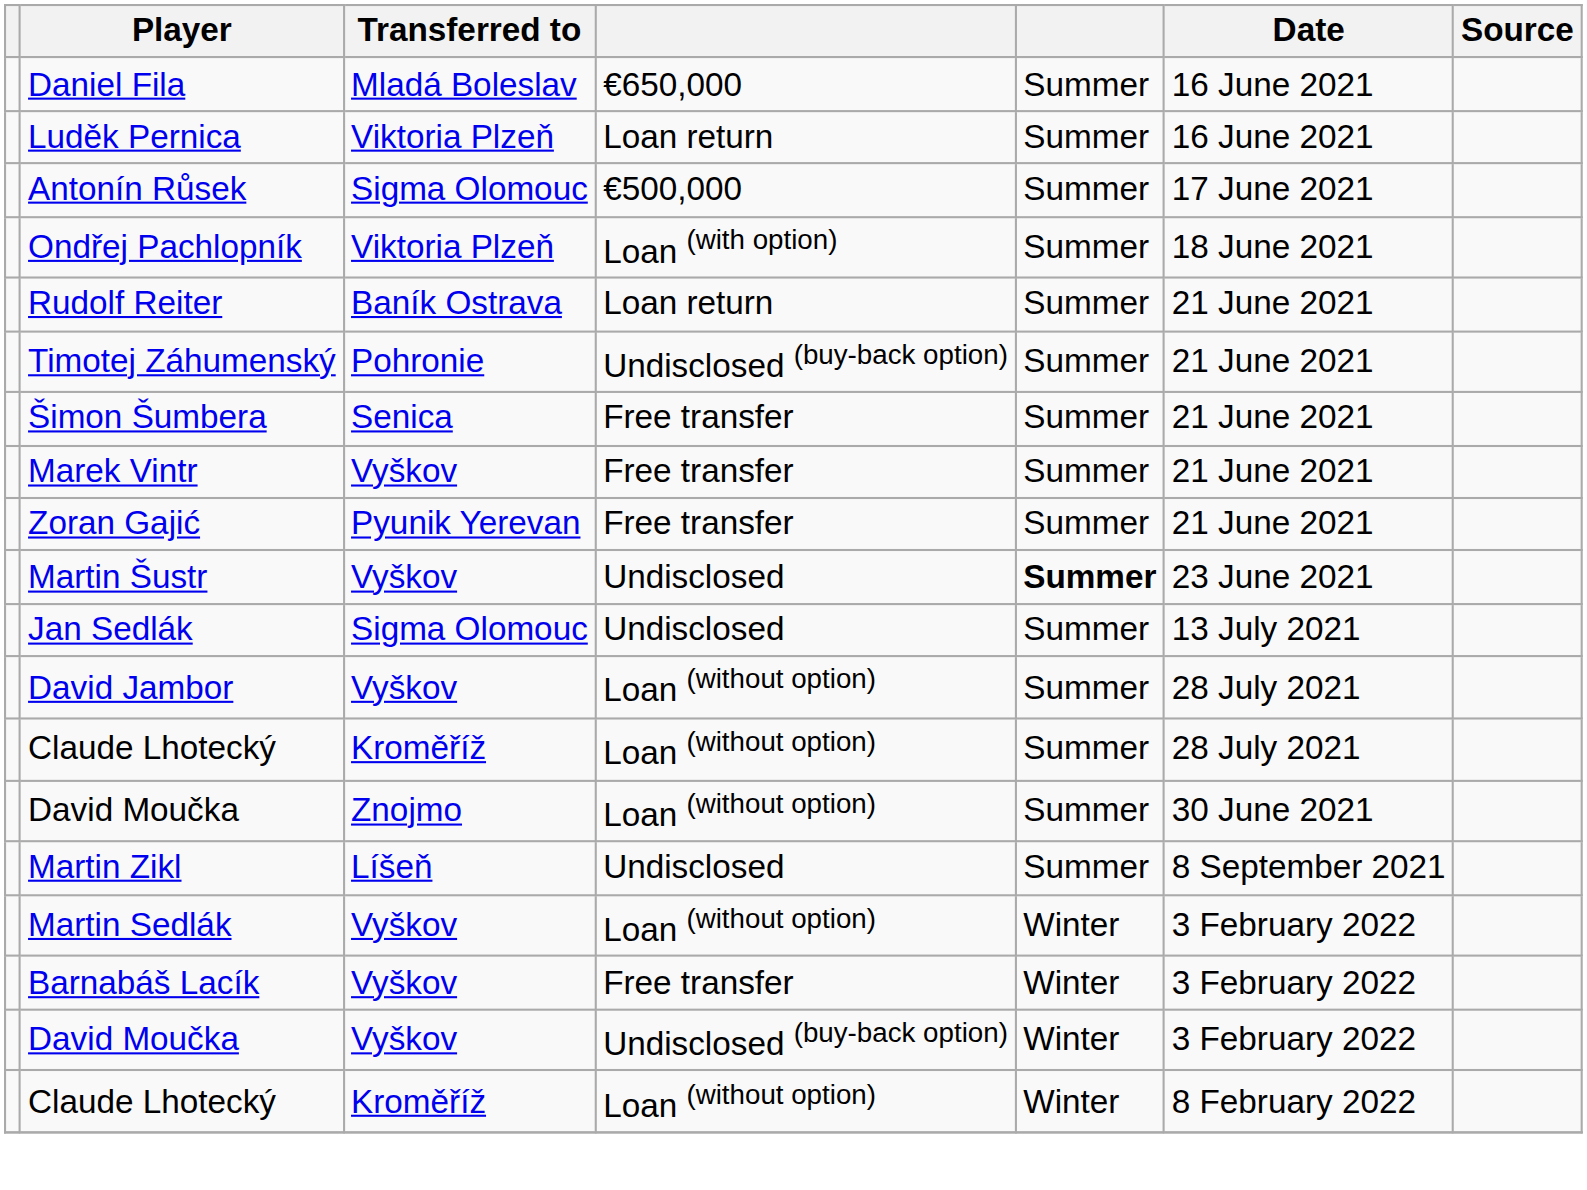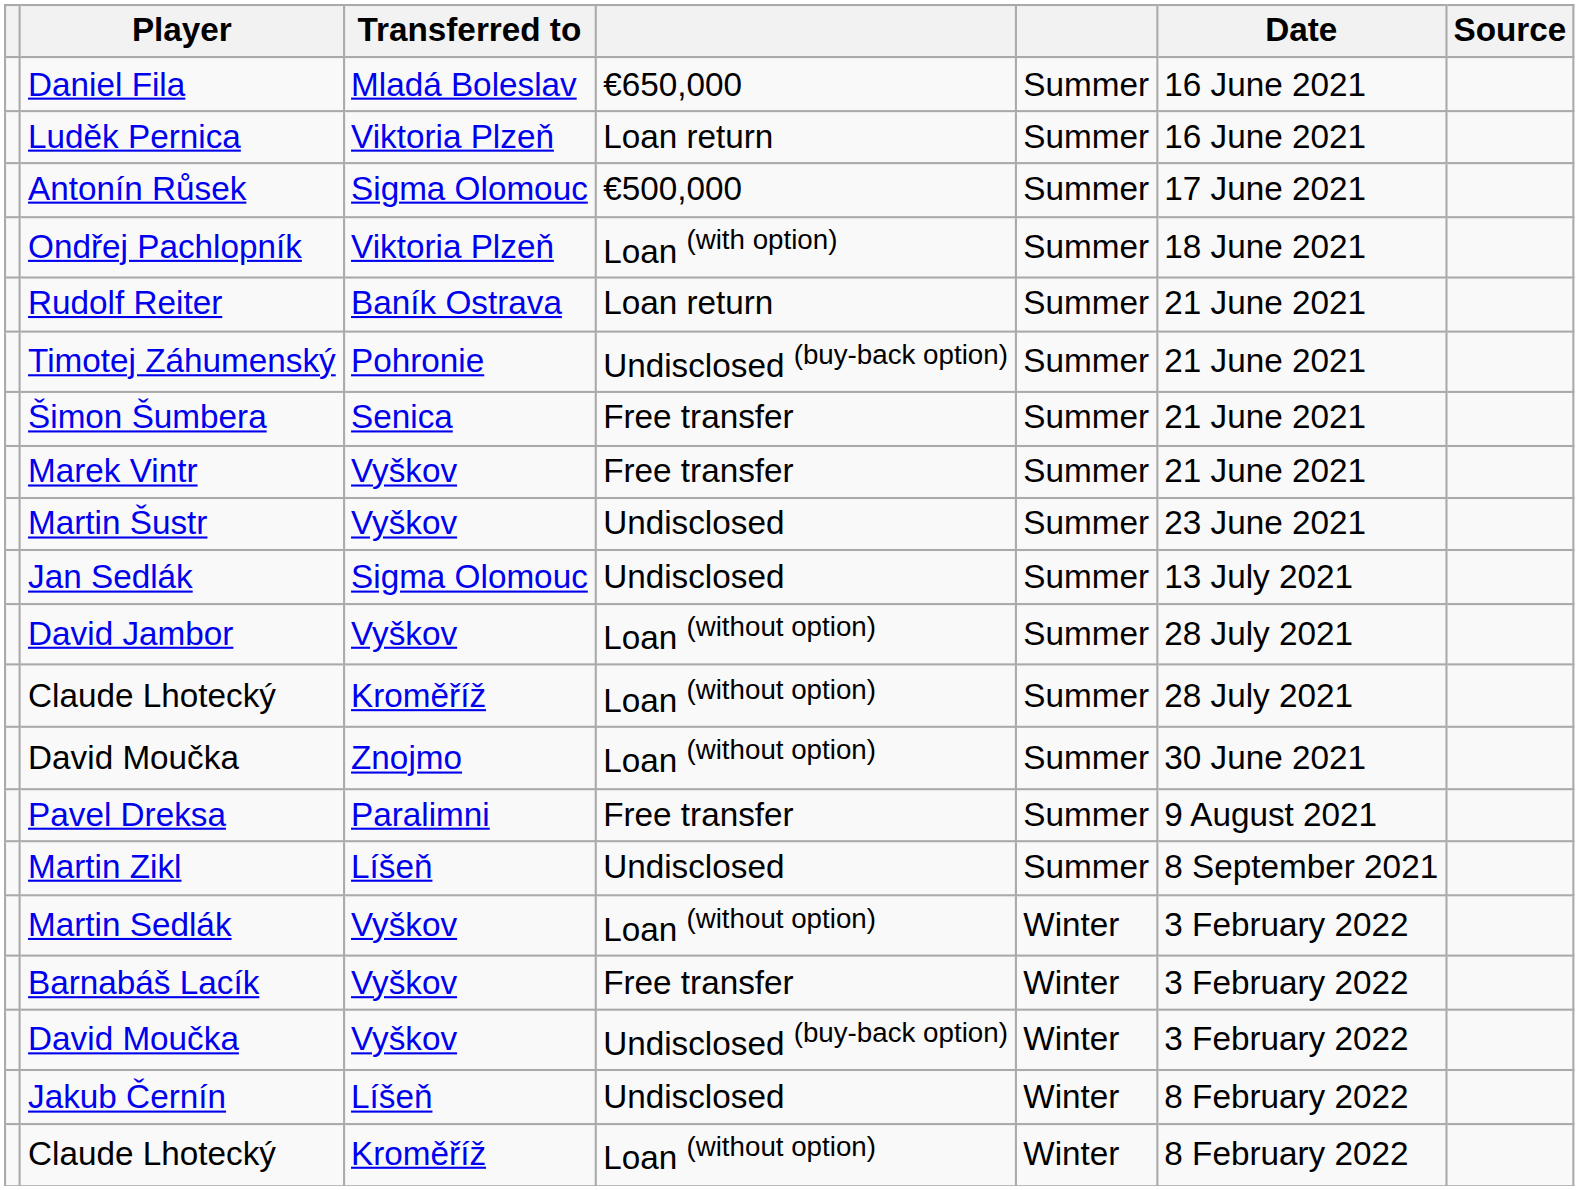- row: (114, 523)
(1090, 576) bold -> (1086, 523) normal
+ row: (127, 814)
+ row: (127, 1096)
